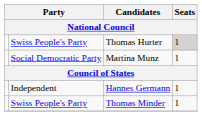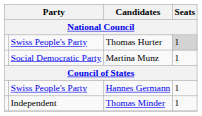(34, 88) Independent -> (49, 88) Swiss People's Party
(49, 104) Swiss People's Party -> (34, 104) Independent
